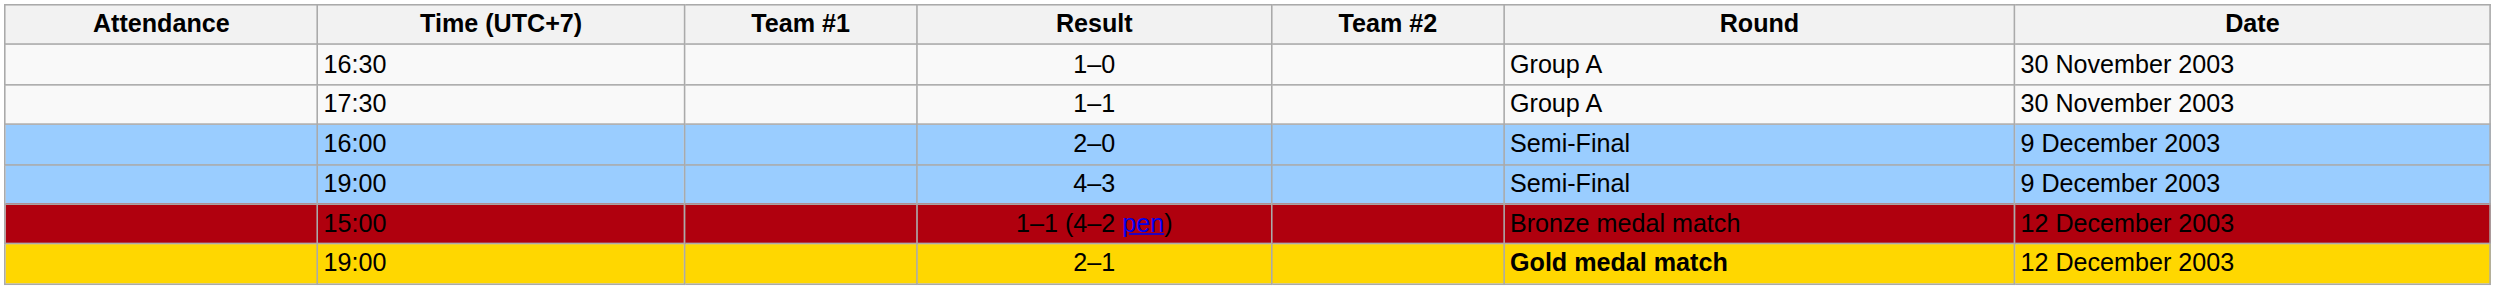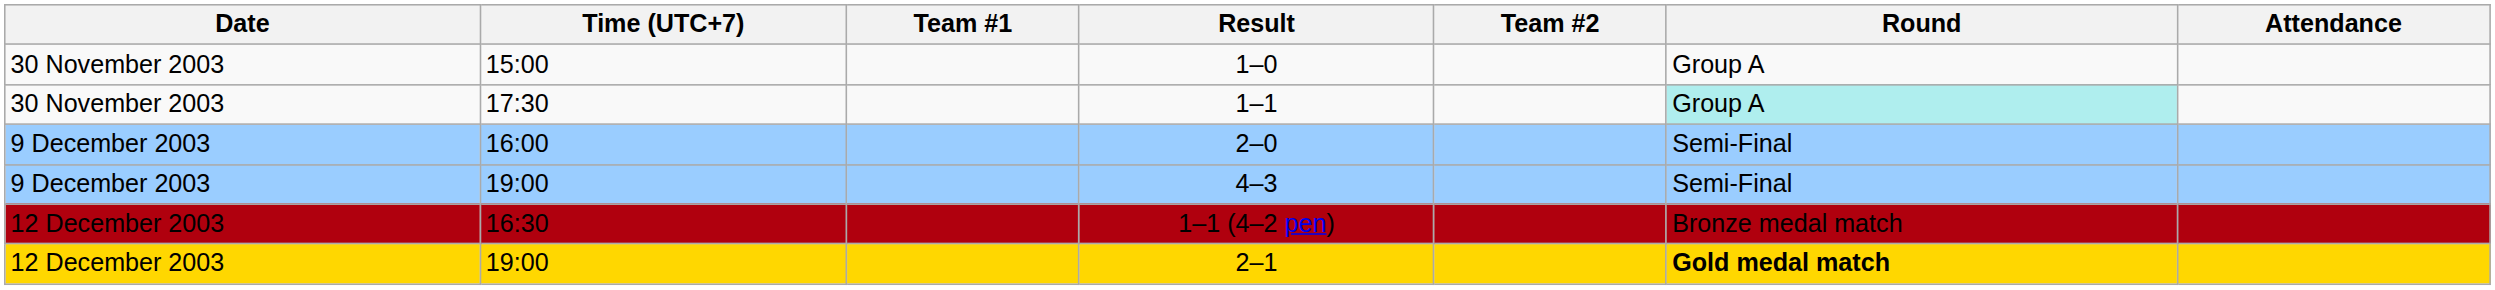columns swapped: (2252, 24) <-> (161, 24)
(355, 64) 16:30 -> (517, 64) 15:00
(1556, 104) no background -> (1718, 104) paleturquoise background
(355, 223) 15:00 -> (517, 223) 16:30
